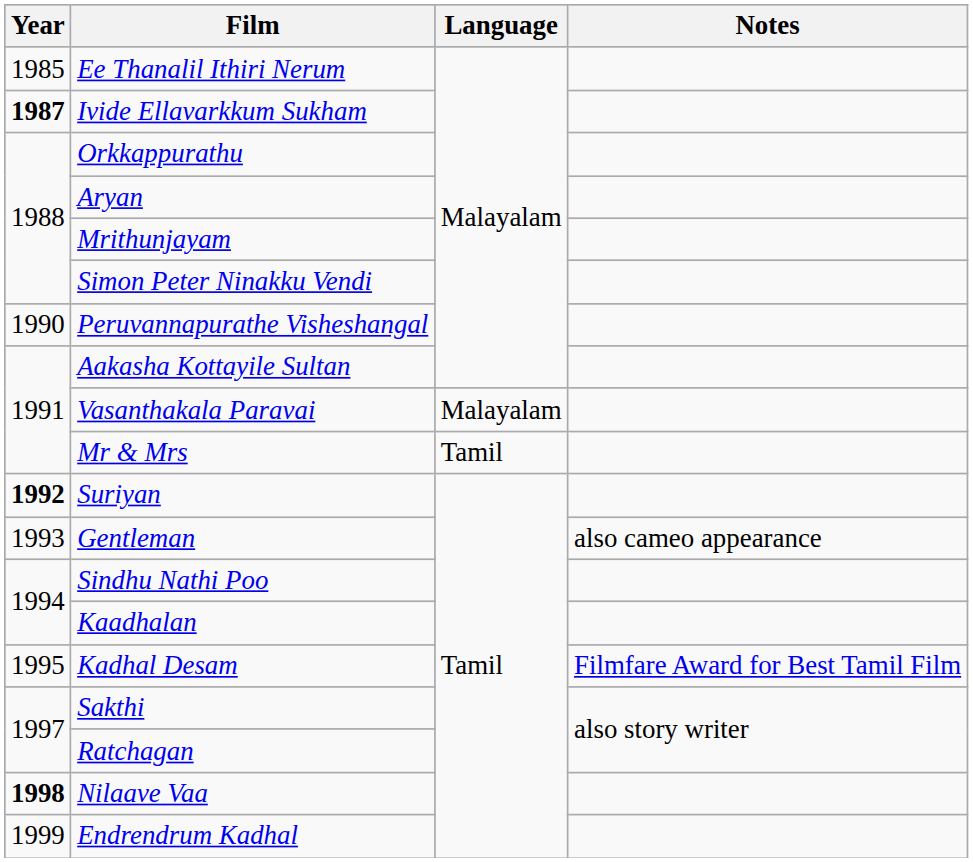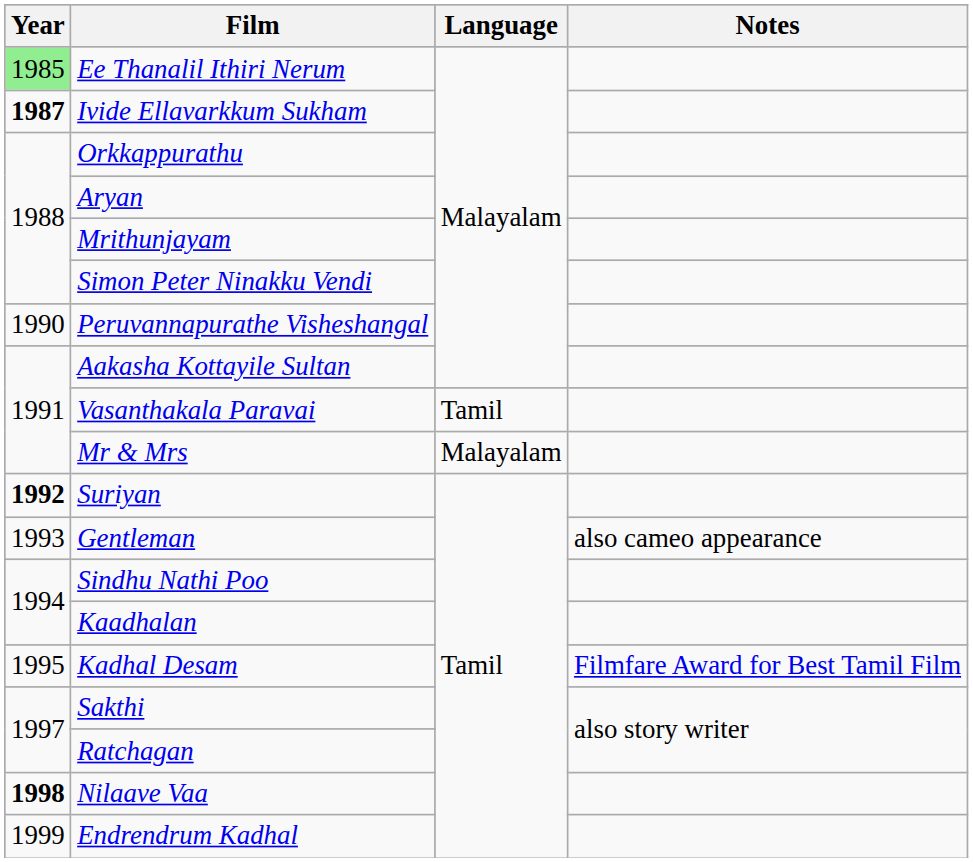(38, 68) no background -> (38, 68) lightgreen background
(501, 409) Malayalam -> (472, 409) Tamil
(472, 452) Tamil -> (501, 452) Malayalam
